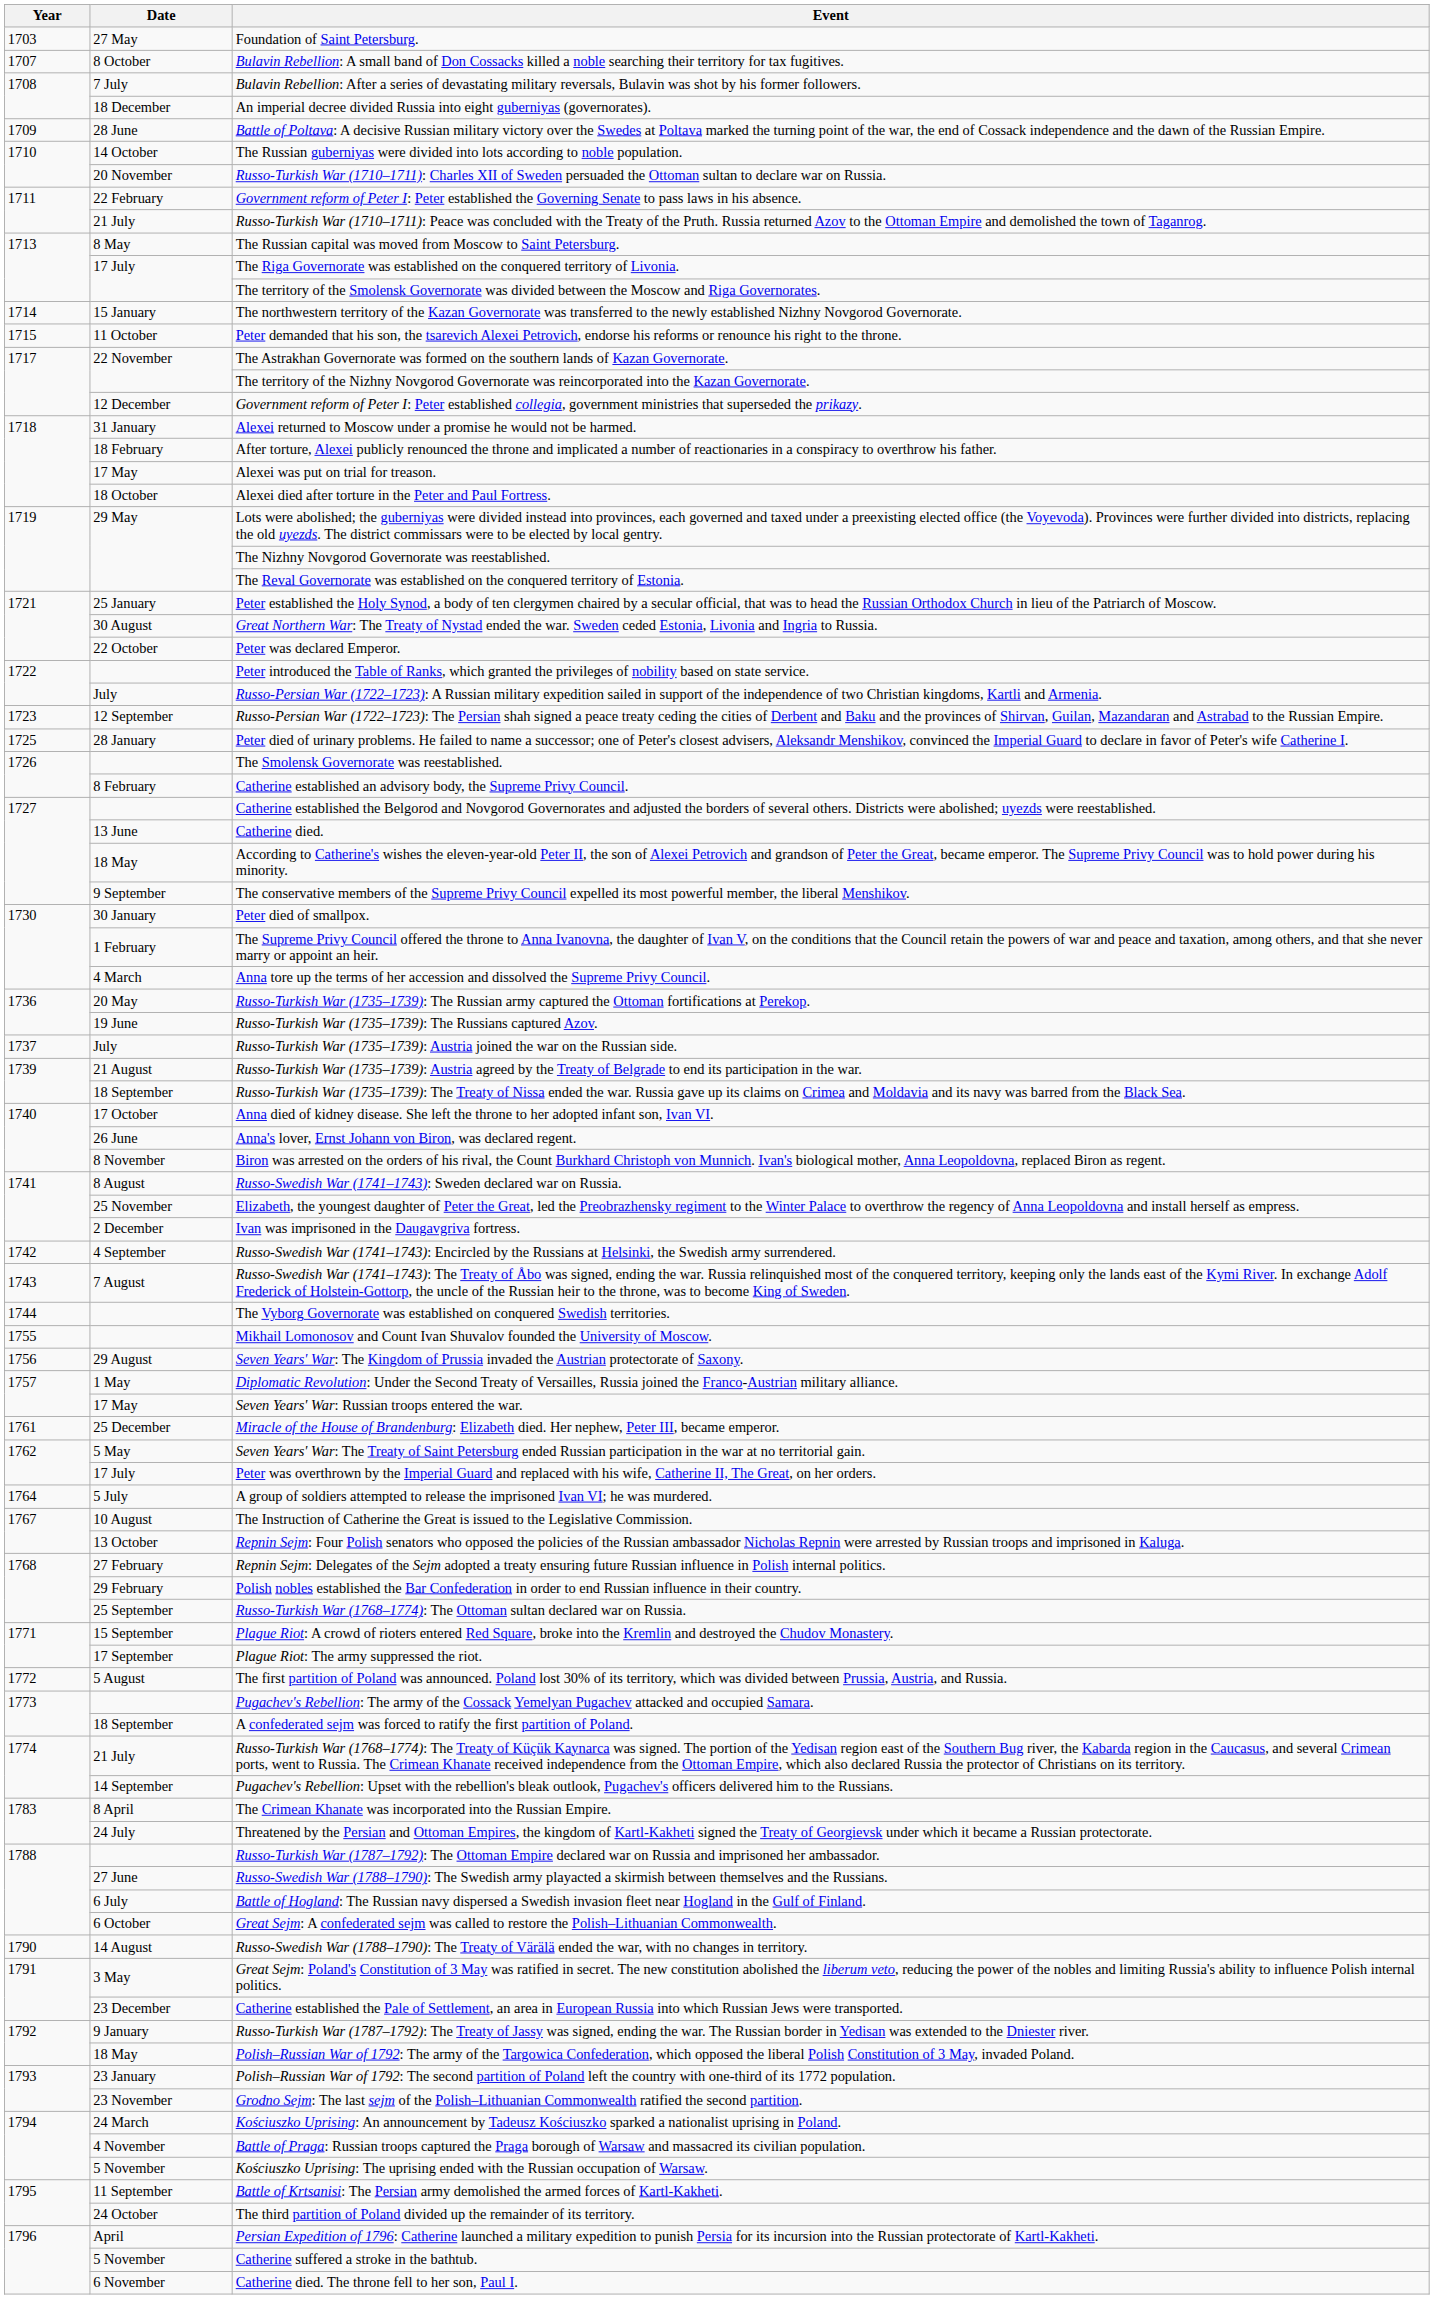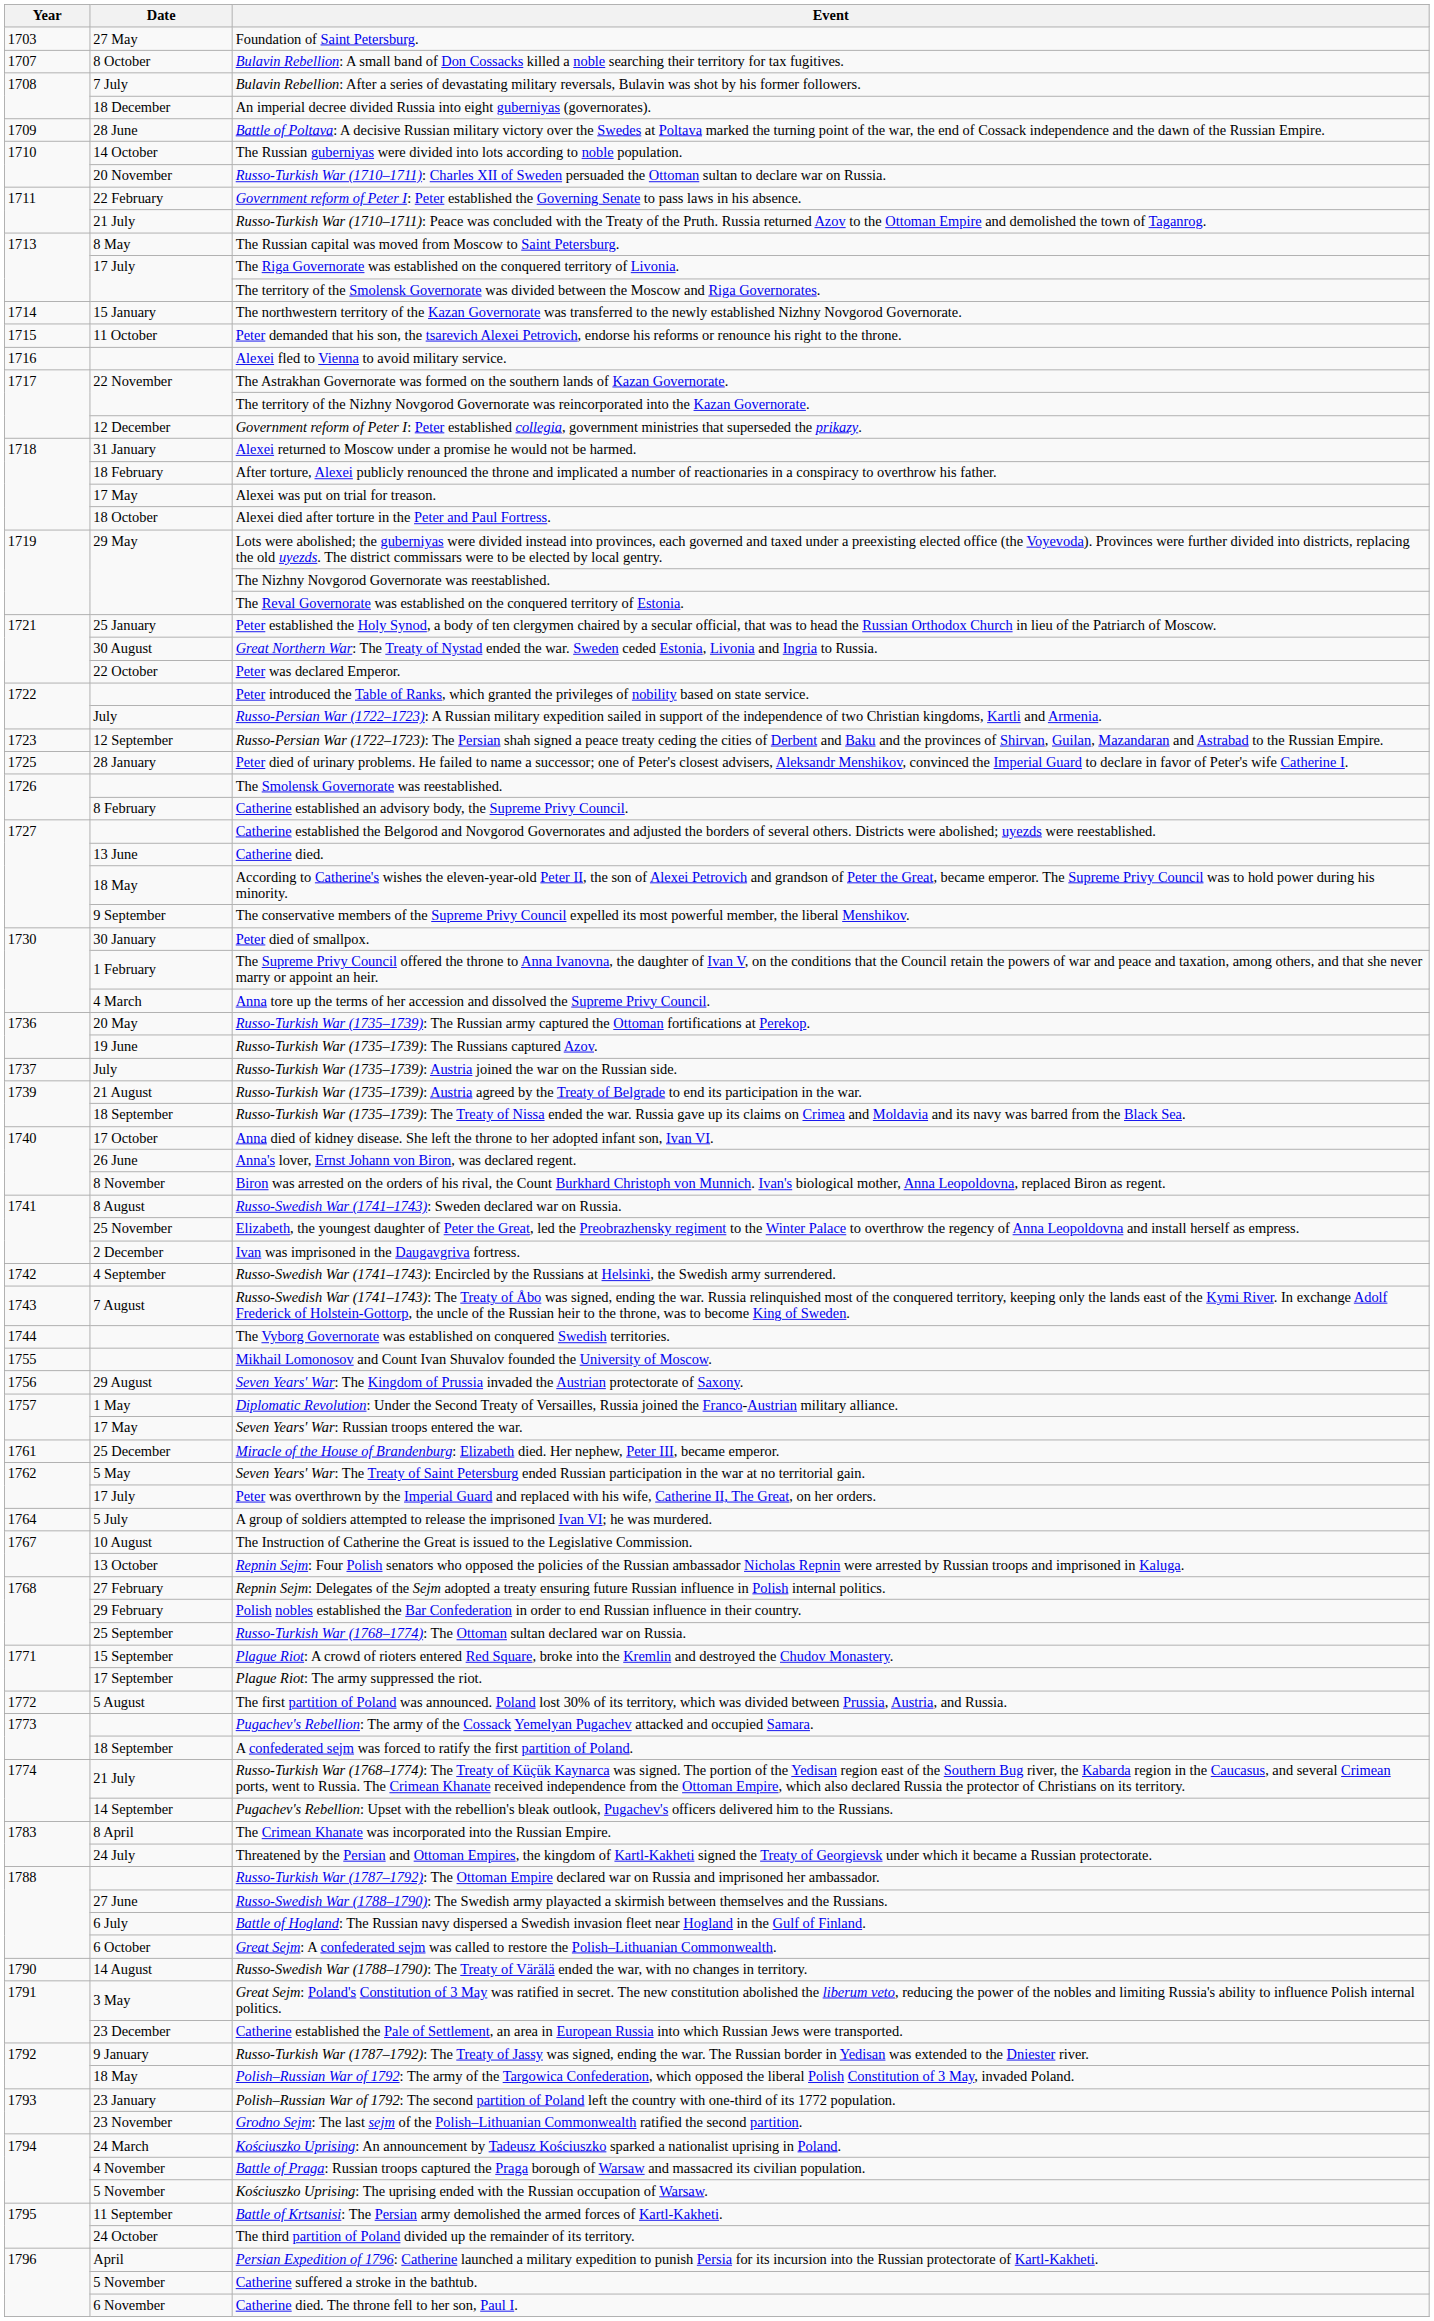+ row: (371, 358)
